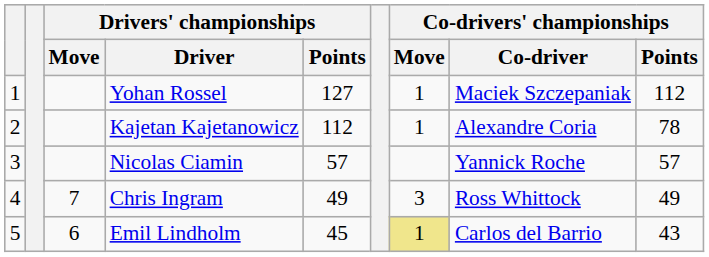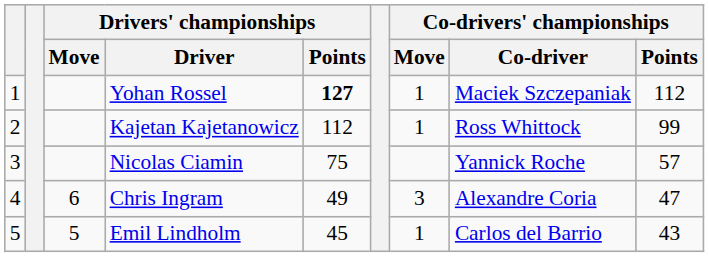(337, 92) normal -> (337, 92) bold
(526, 127) Alexandre Coria -> (518, 127) Ross Whittock
(669, 127) 78 -> (669, 127) 99
(337, 162) 57 -> (337, 162) 75
(74, 197) 7 -> (74, 197) 6
(518, 197) Ross Whittock -> (526, 197) Alexandre Coria
(669, 197) 49 -> (669, 197) 47
(74, 233) 6 -> (74, 233) 5
(419, 233) khaki background -> (419, 233) no background
